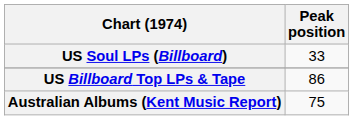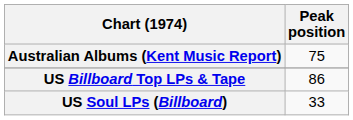rows swapped: (145, 102) <-> (145, 56)
